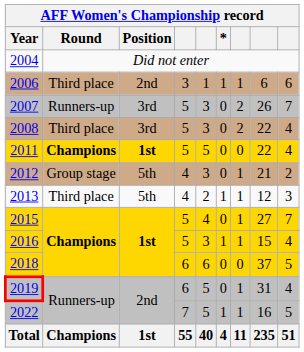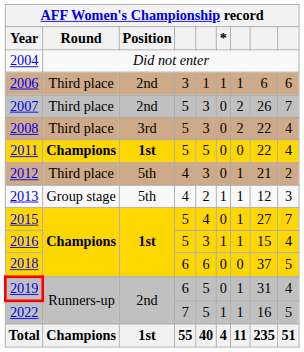(81, 106) Runners-up -> (81, 106) Third place
(147, 106) 3rd -> (147, 106) 2nd
(81, 173) Group stage -> (81, 173) Third place
(81, 196) Third place -> (81, 196) Group stage
